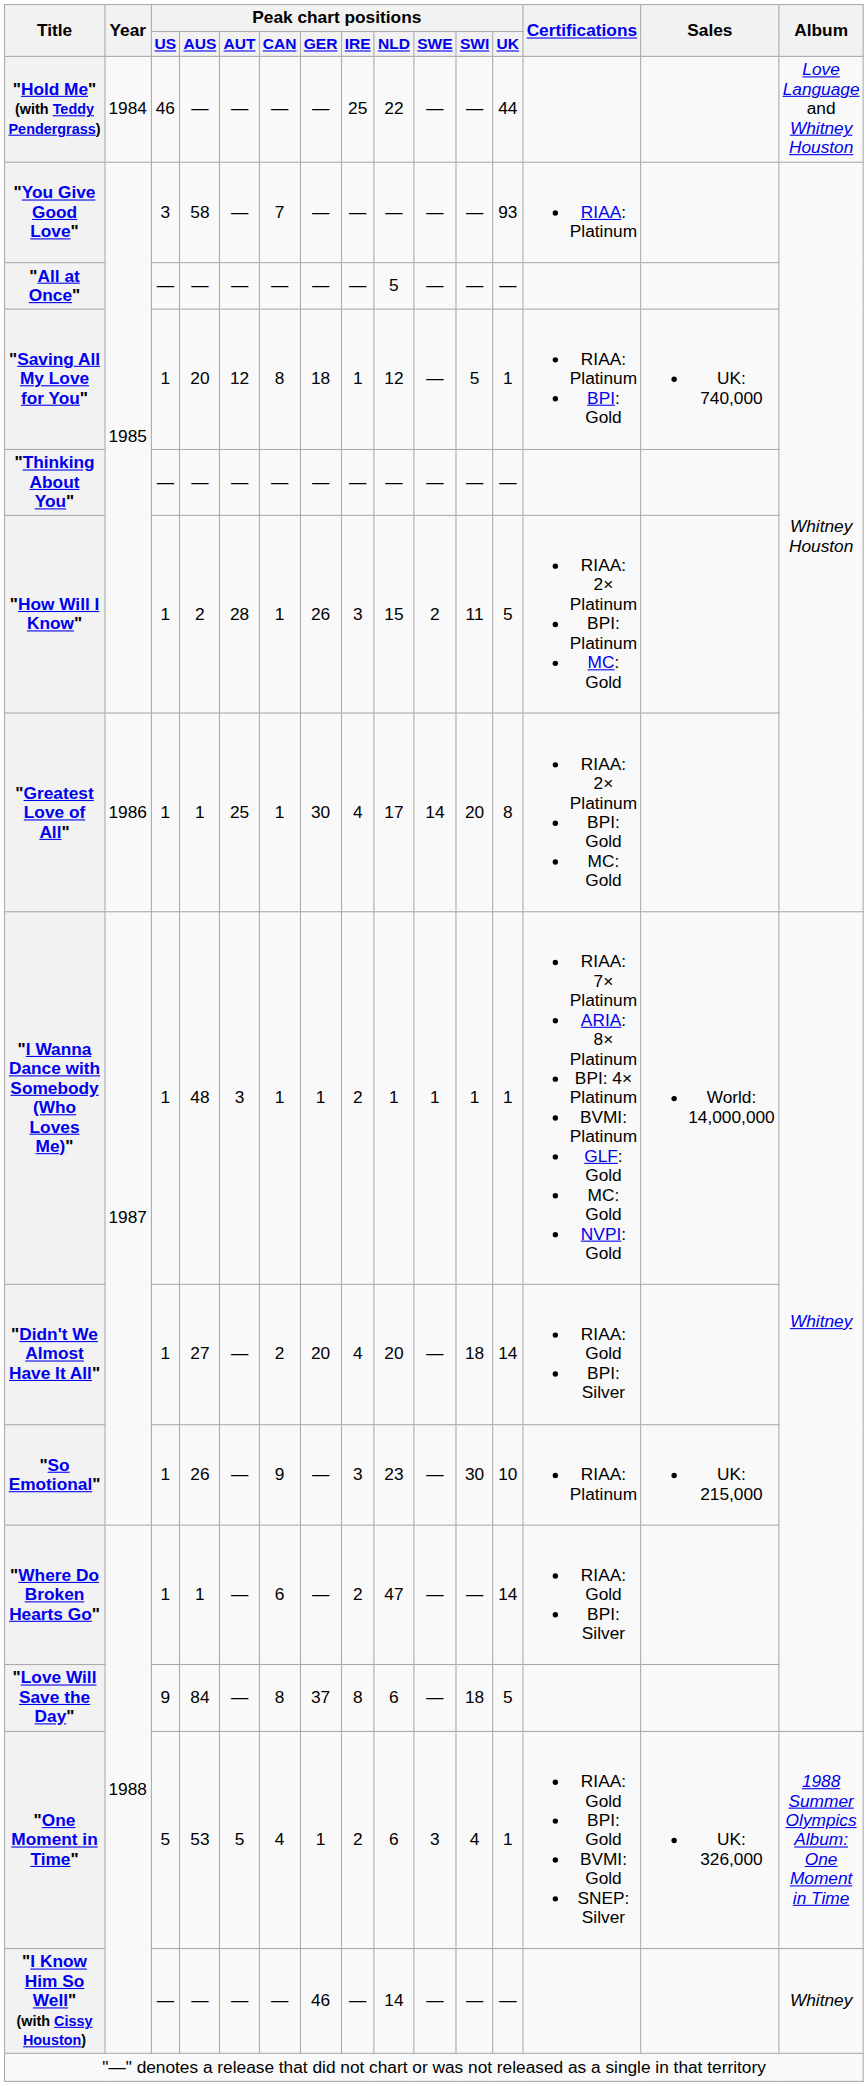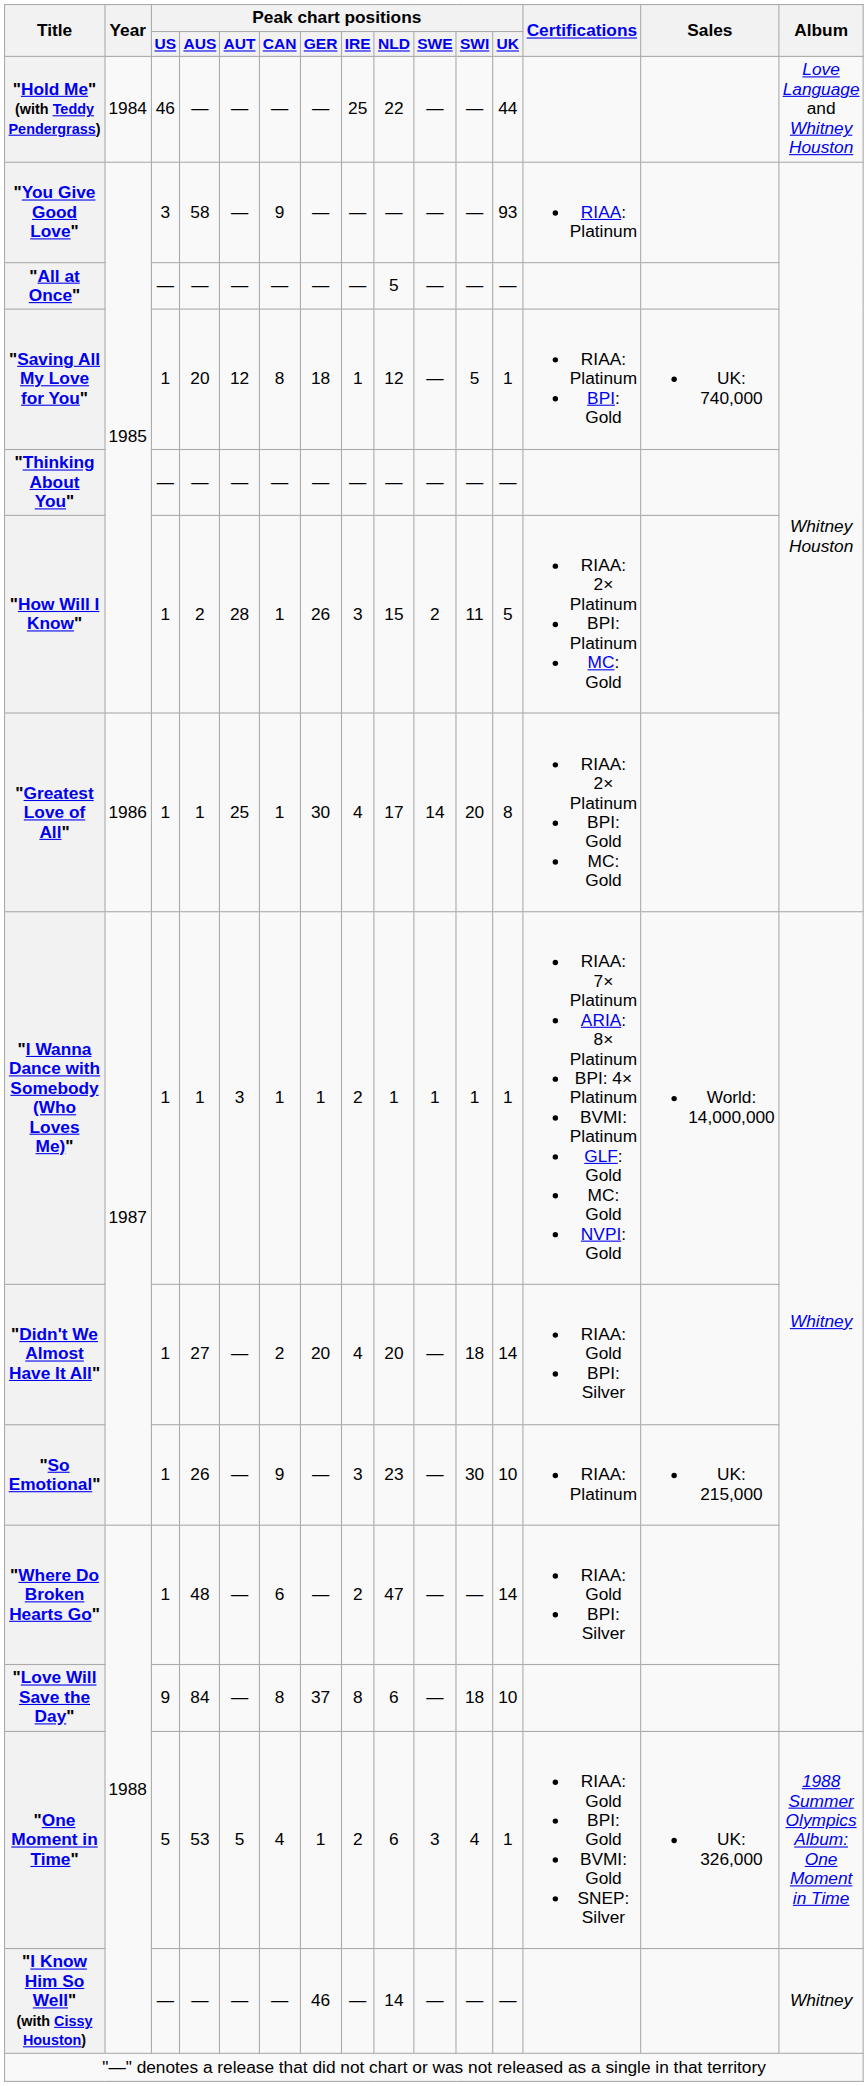(280, 212) 7 -> (280, 212) 9
(200, 1097) 48 -> (200, 1097) 1
(200, 1594) 1 -> (200, 1594) 48
(508, 1697) 5 -> (508, 1697) 10
